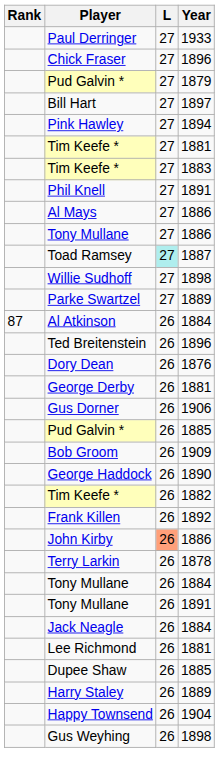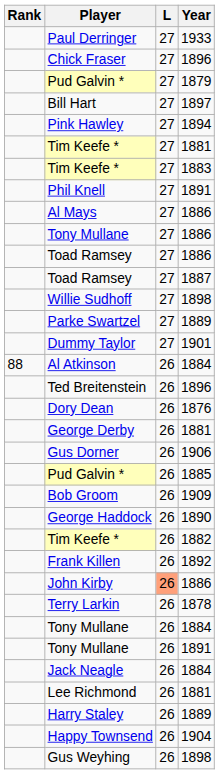+ row: (90, 256)
(167, 256) paleturquoise background -> (167, 278) no background
+ row: (91, 343)
(15, 321) 87 -> (15, 365) 88
- row: (87, 670)
